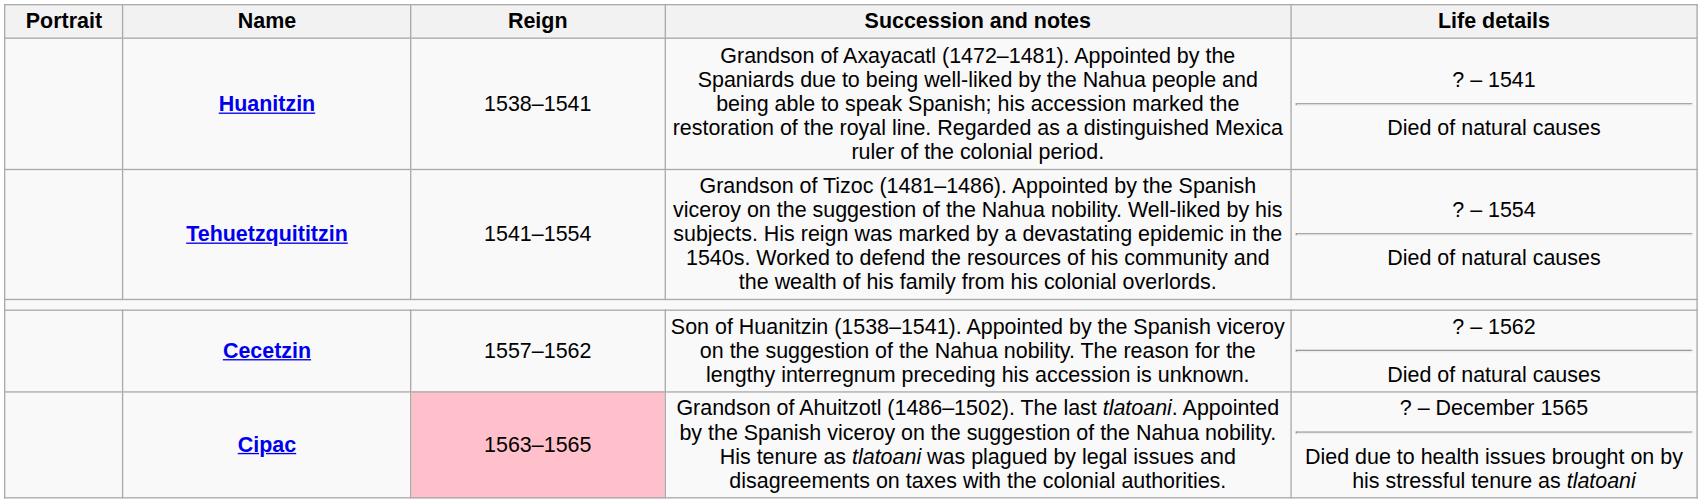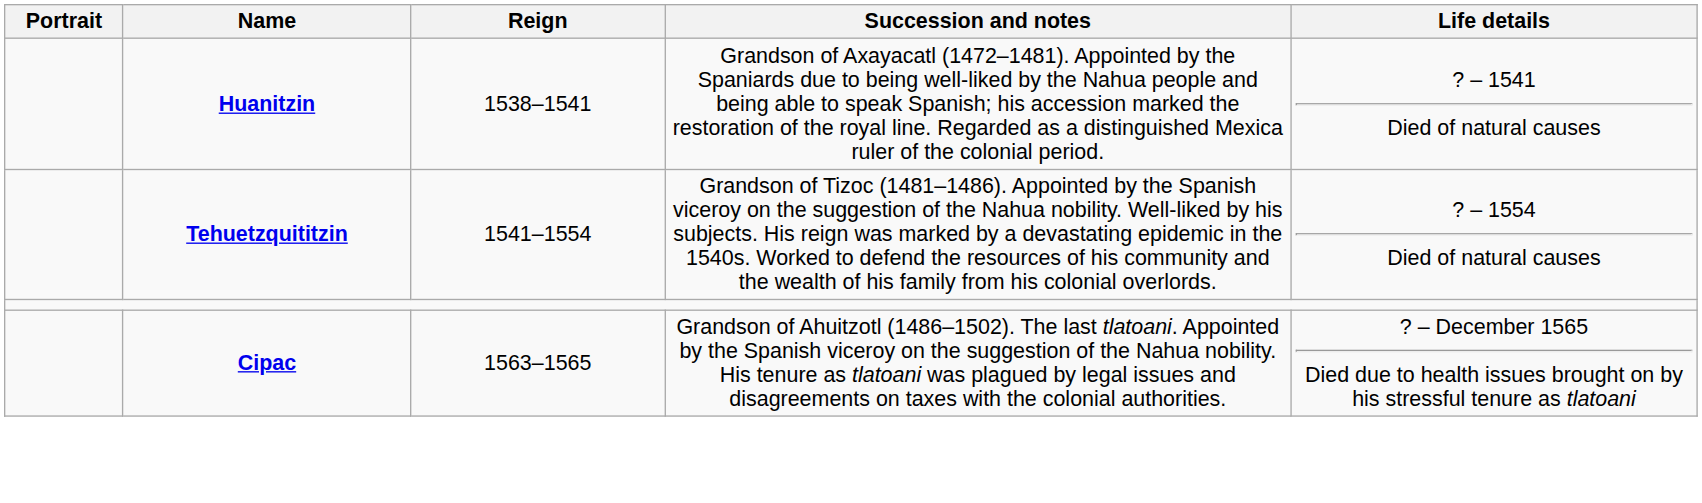- row: (267, 350)
(538, 444) pink background -> (538, 362) no background
